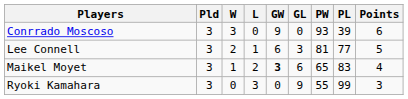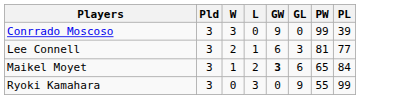- column: (379, 13)
(322, 31) 93 -> (322, 31) 99
(344, 67) 83 -> (344, 67) 84
